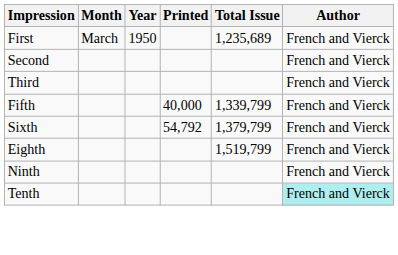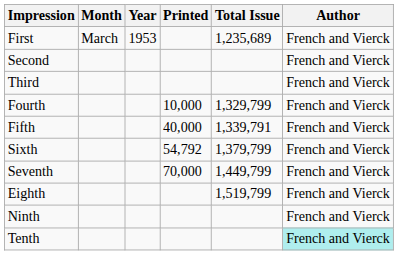(142, 37) 1950 -> (142, 37) 1953
+ row: (26, 104)
(243, 104) 1,339,799 -> (243, 127) 1,339,791
+ row: (30, 171)
